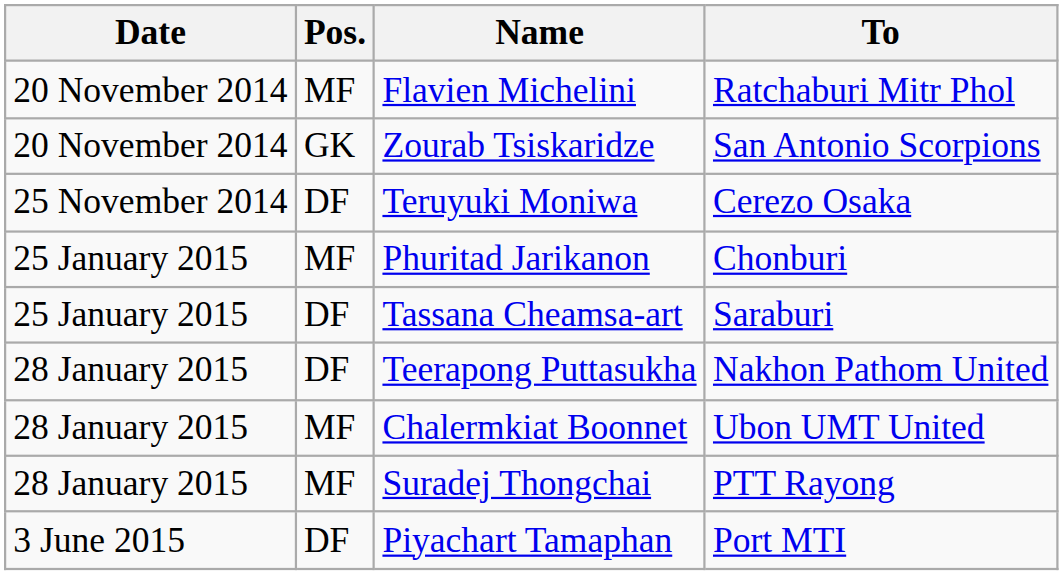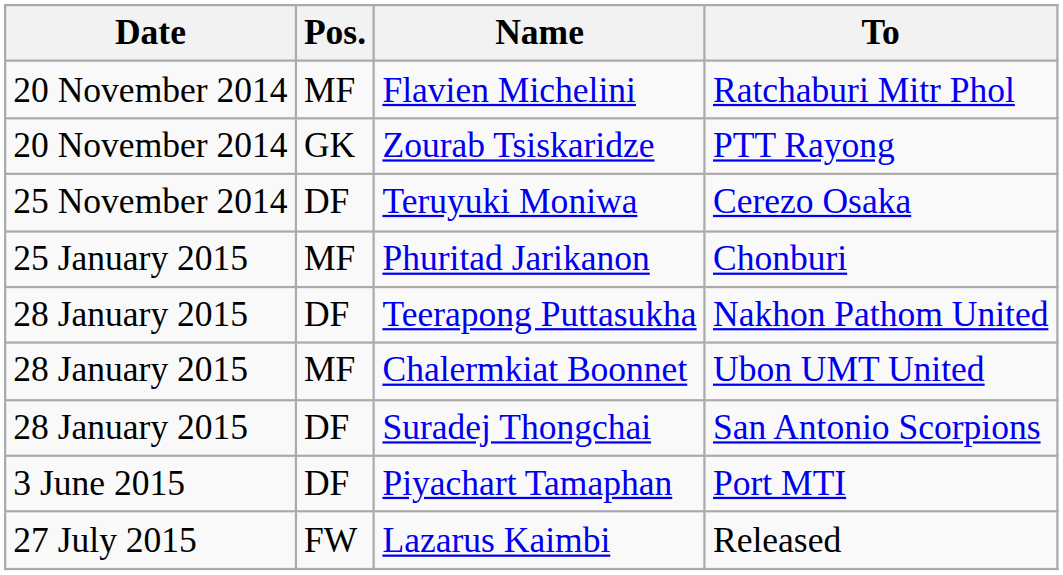(877, 145) San Antonio Scorpions -> (804, 145) PTT Rayong
- row: (533, 314)
(330, 483) MF -> (327, 426) DF
(804, 483) PTT Rayong -> (877, 426) San Antonio Scorpions
+ row: (496, 539)
